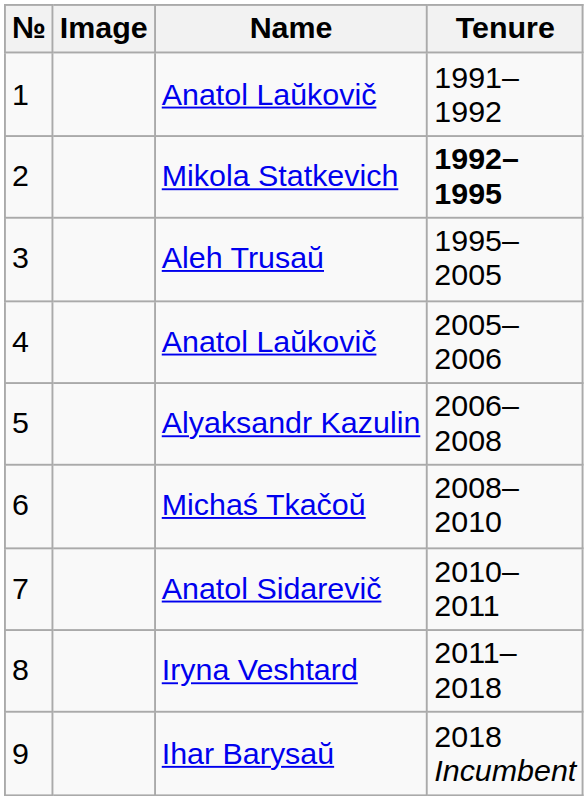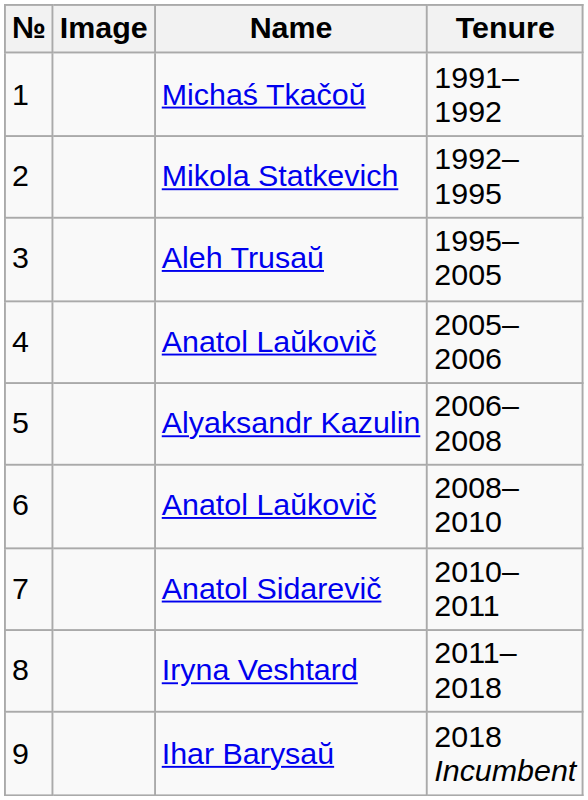(269, 93) Anatol Laŭkovič -> (264, 93) Michaś Tkačoŭ
(477, 176) bold -> (477, 176) normal
(264, 505) Michaś Tkačoŭ -> (269, 505) Anatol Laŭkovič
